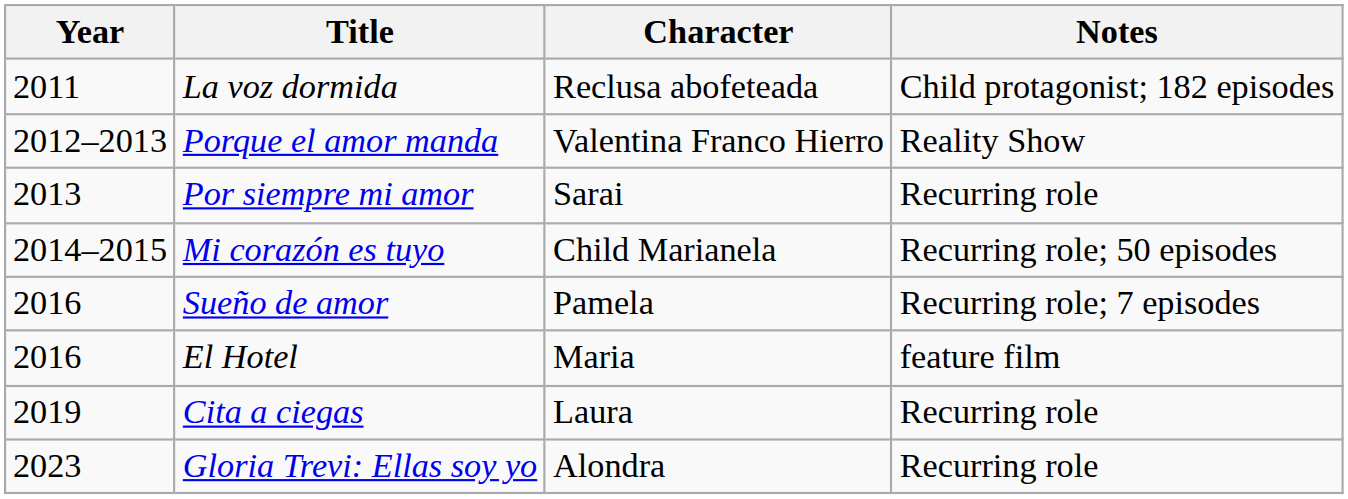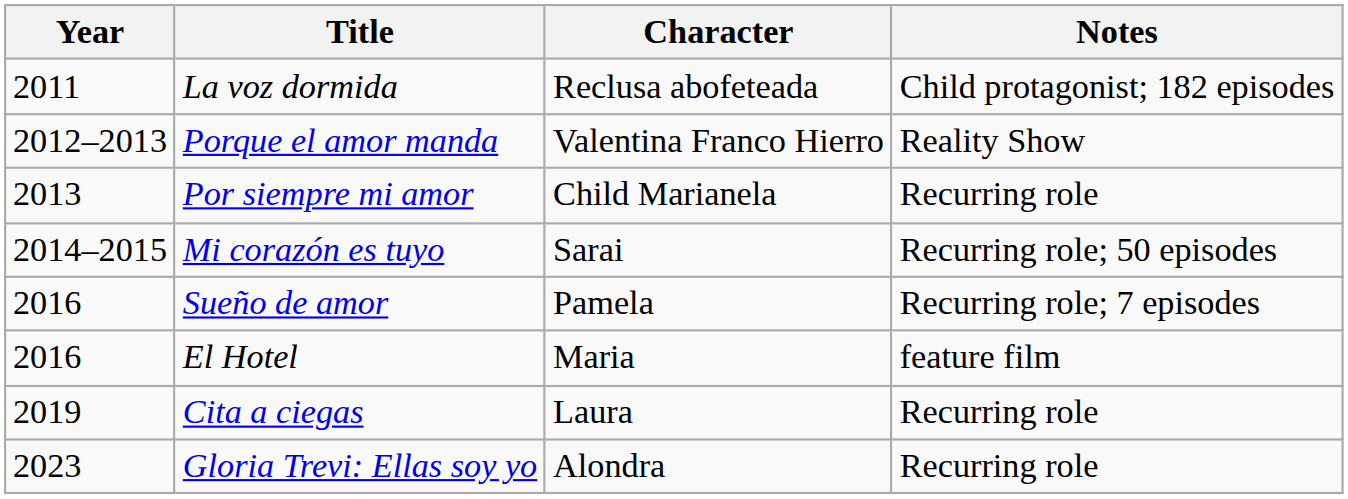(588, 194) Sarai -> (665, 194) Child Marianela
(665, 248) Child Marianela -> (588, 248) Sarai
